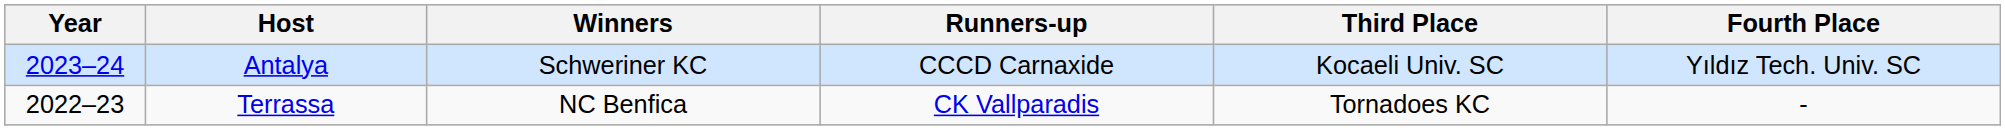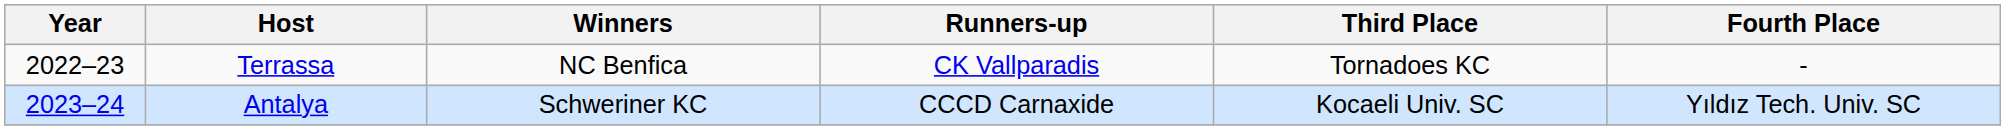rows swapped: (286, 104) <-> (286, 64)
